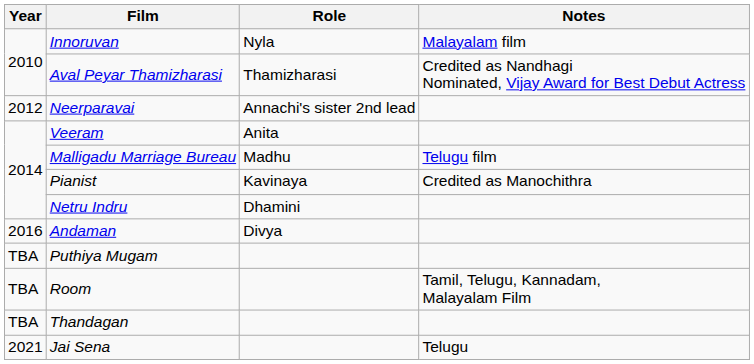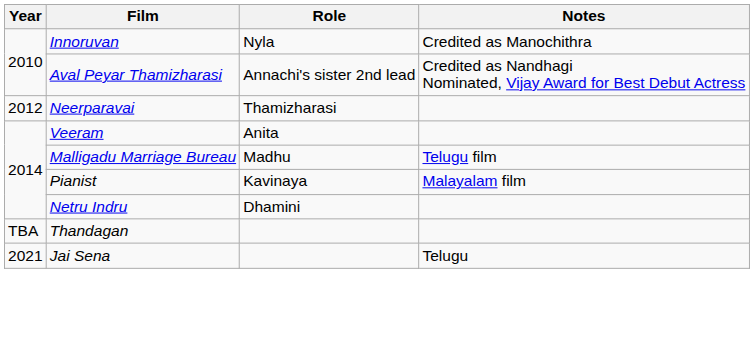(474, 41) Malayalam film -> (507, 41) Credited as Manochithra
(290, 74) Thamizharasi -> (329, 74) Annachi's sister 2nd lead
(329, 108) Annachi's sister 2nd lead -> (290, 108) Thamizharasi
(507, 181) Credited as Manochithra -> (474, 181) Malayalam film
- row: (83, 231)
- row: (104, 255)
- row: (70, 289)
